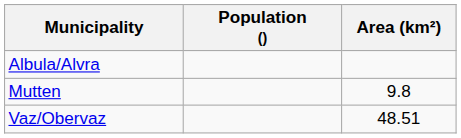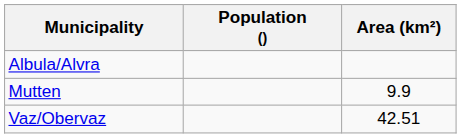(399, 91) 9.8 -> (399, 91) 9.9
(399, 118) 48.51 -> (399, 118) 42.51
